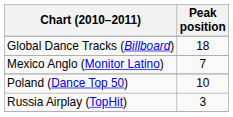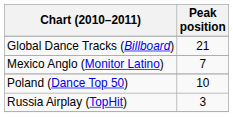(203, 45) 18 -> (203, 45) 21
